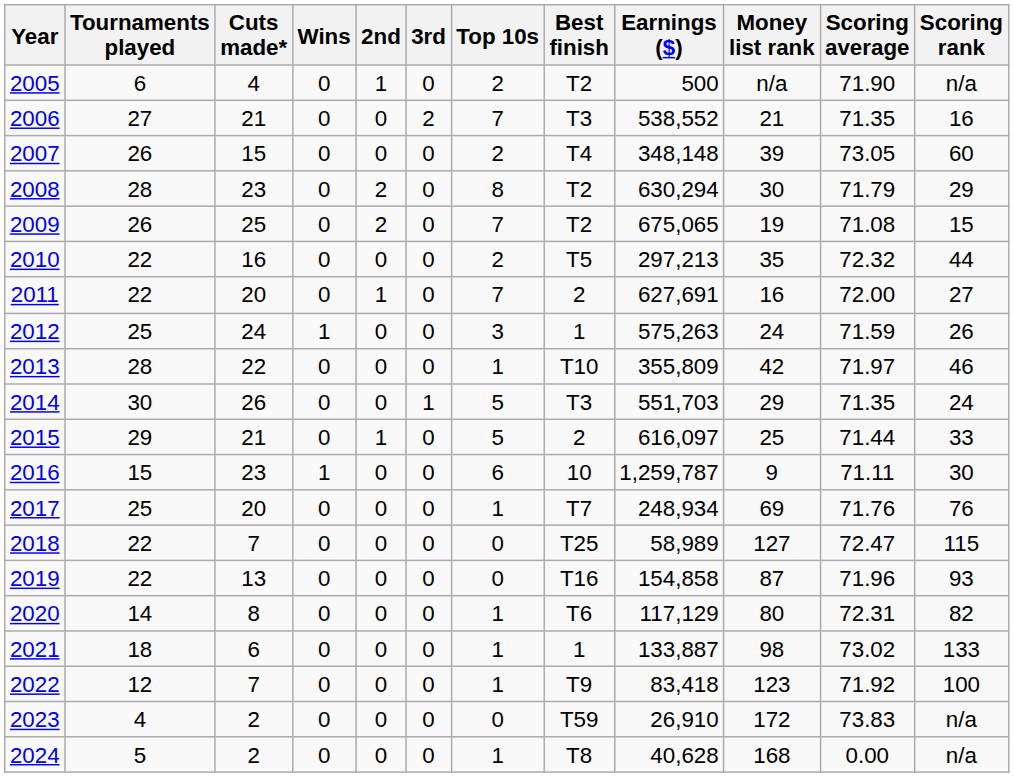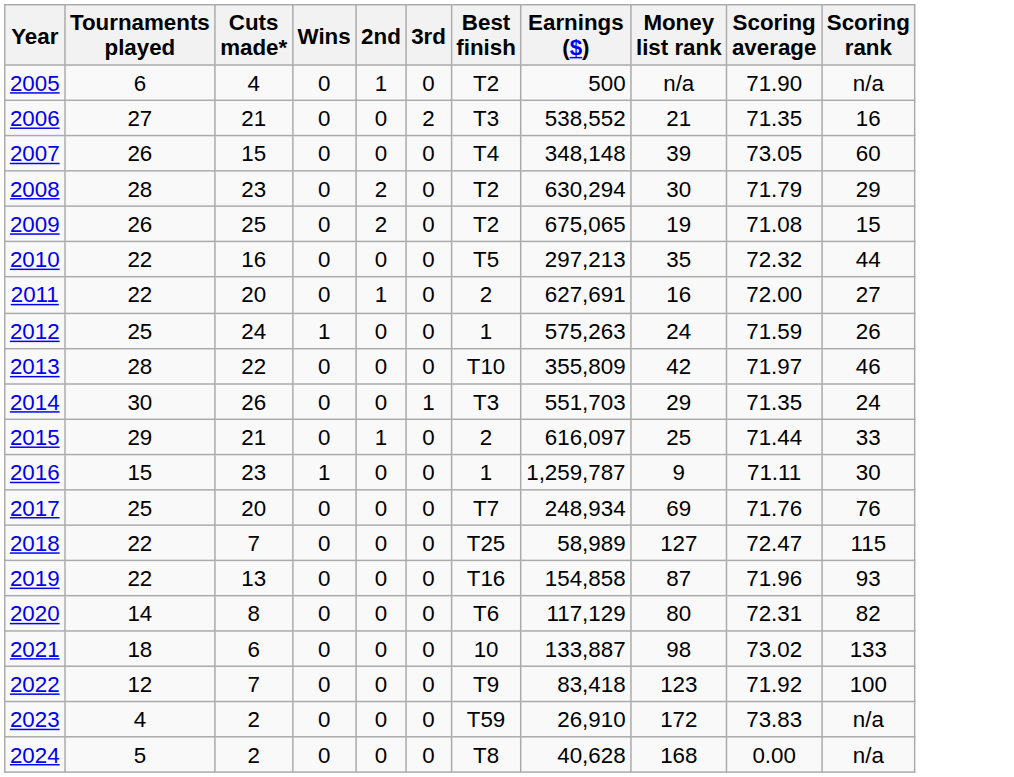- column: (498, 35)
(579, 472) 10 -> (486, 472) 1
(579, 649) 1 -> (486, 649) 10
